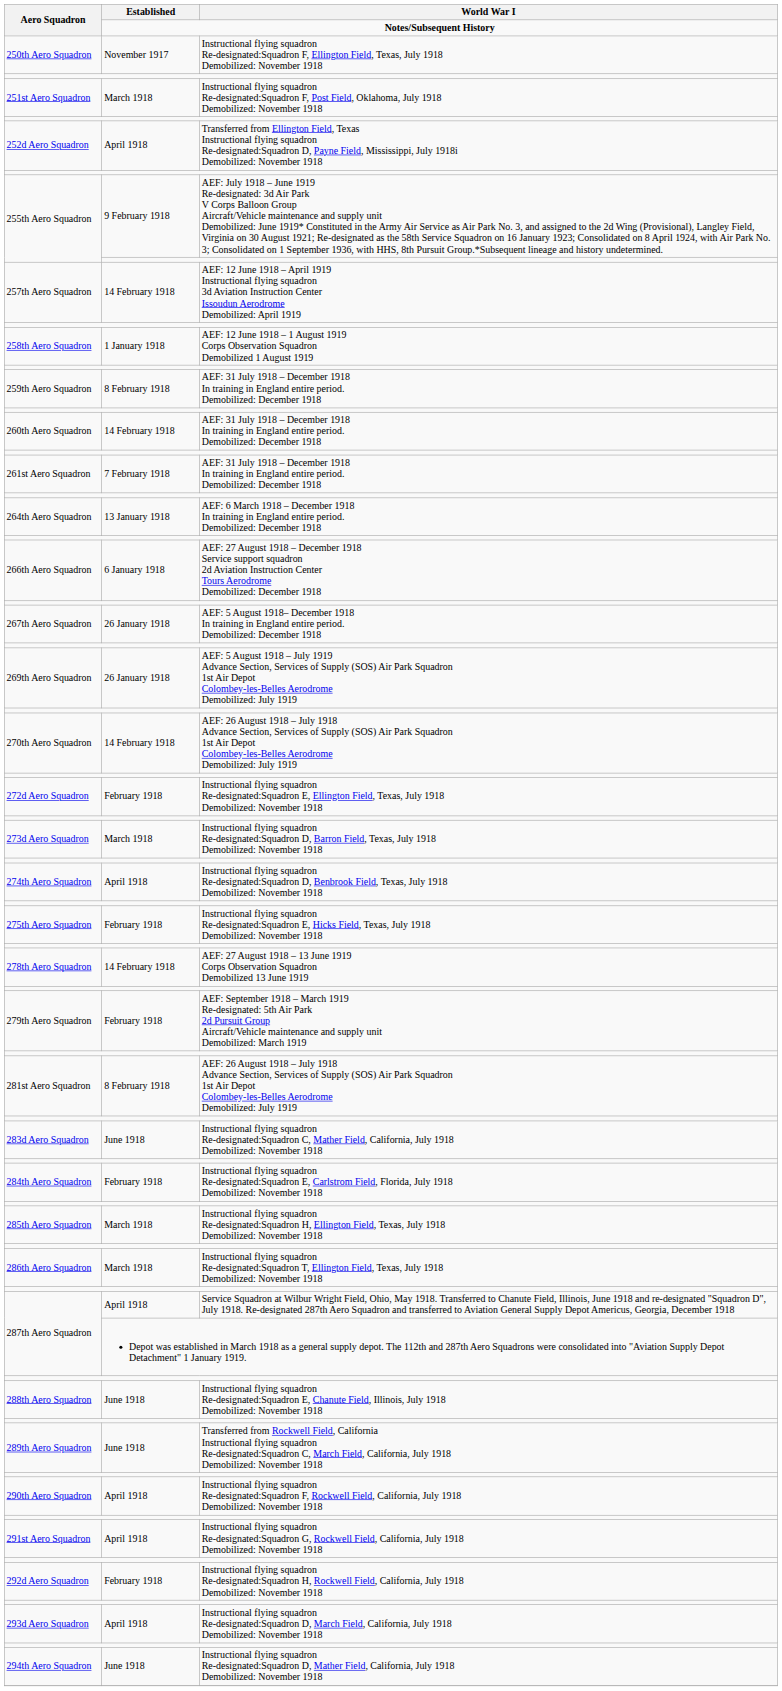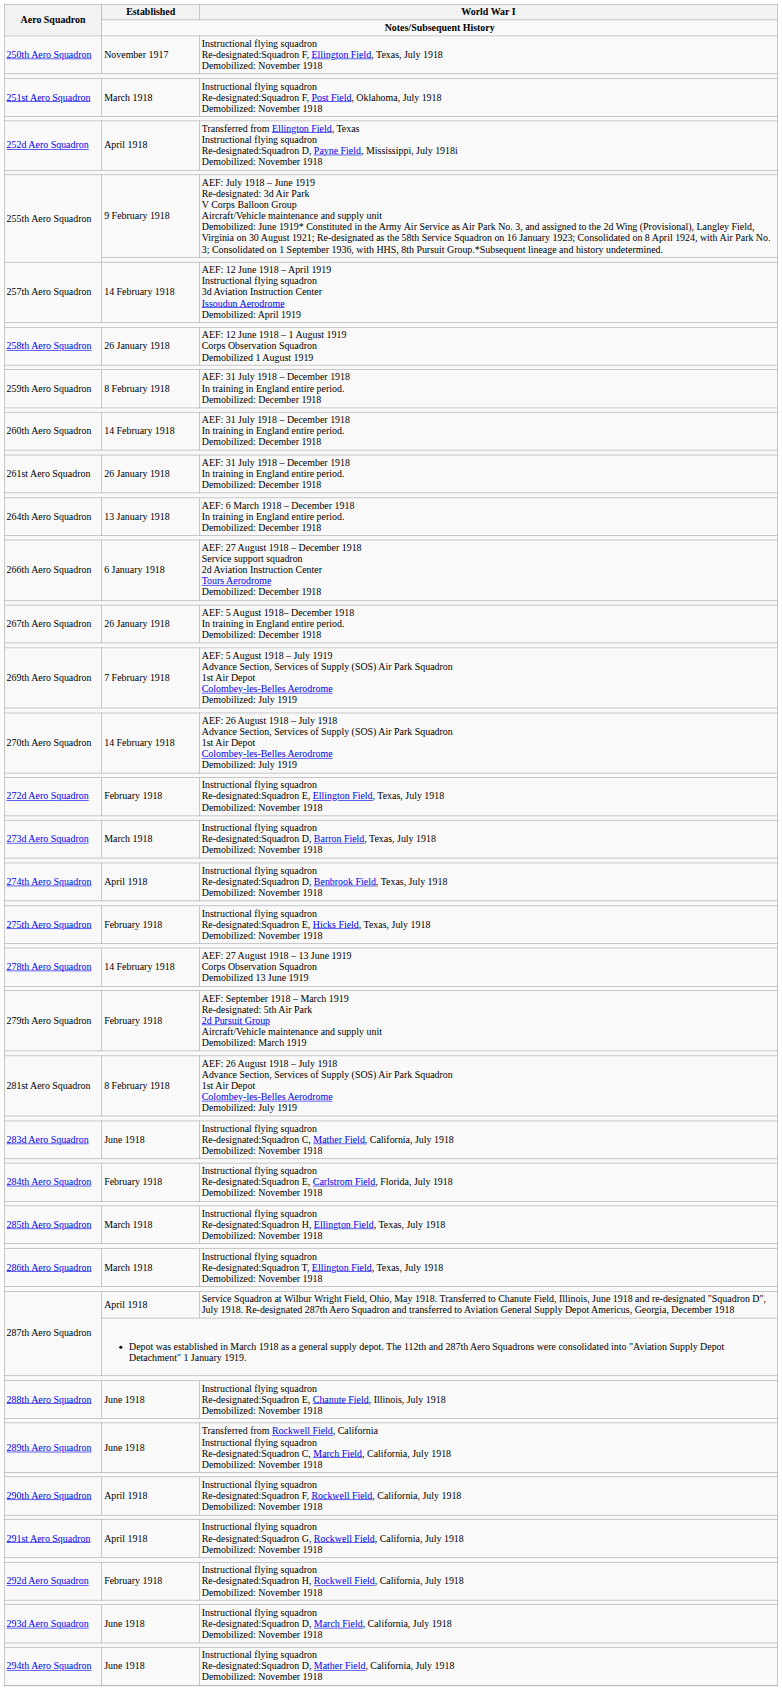(134, 346) 1 January 1918 -> (137, 346) 26 January 1918
(137, 474) 7 February 1918 -> (137, 474) 26 January 1918
(137, 678) 26 January 1918 -> (137, 678) 7 February 1918
(126, 1623) April 1918 -> (124, 1623) June 1918
